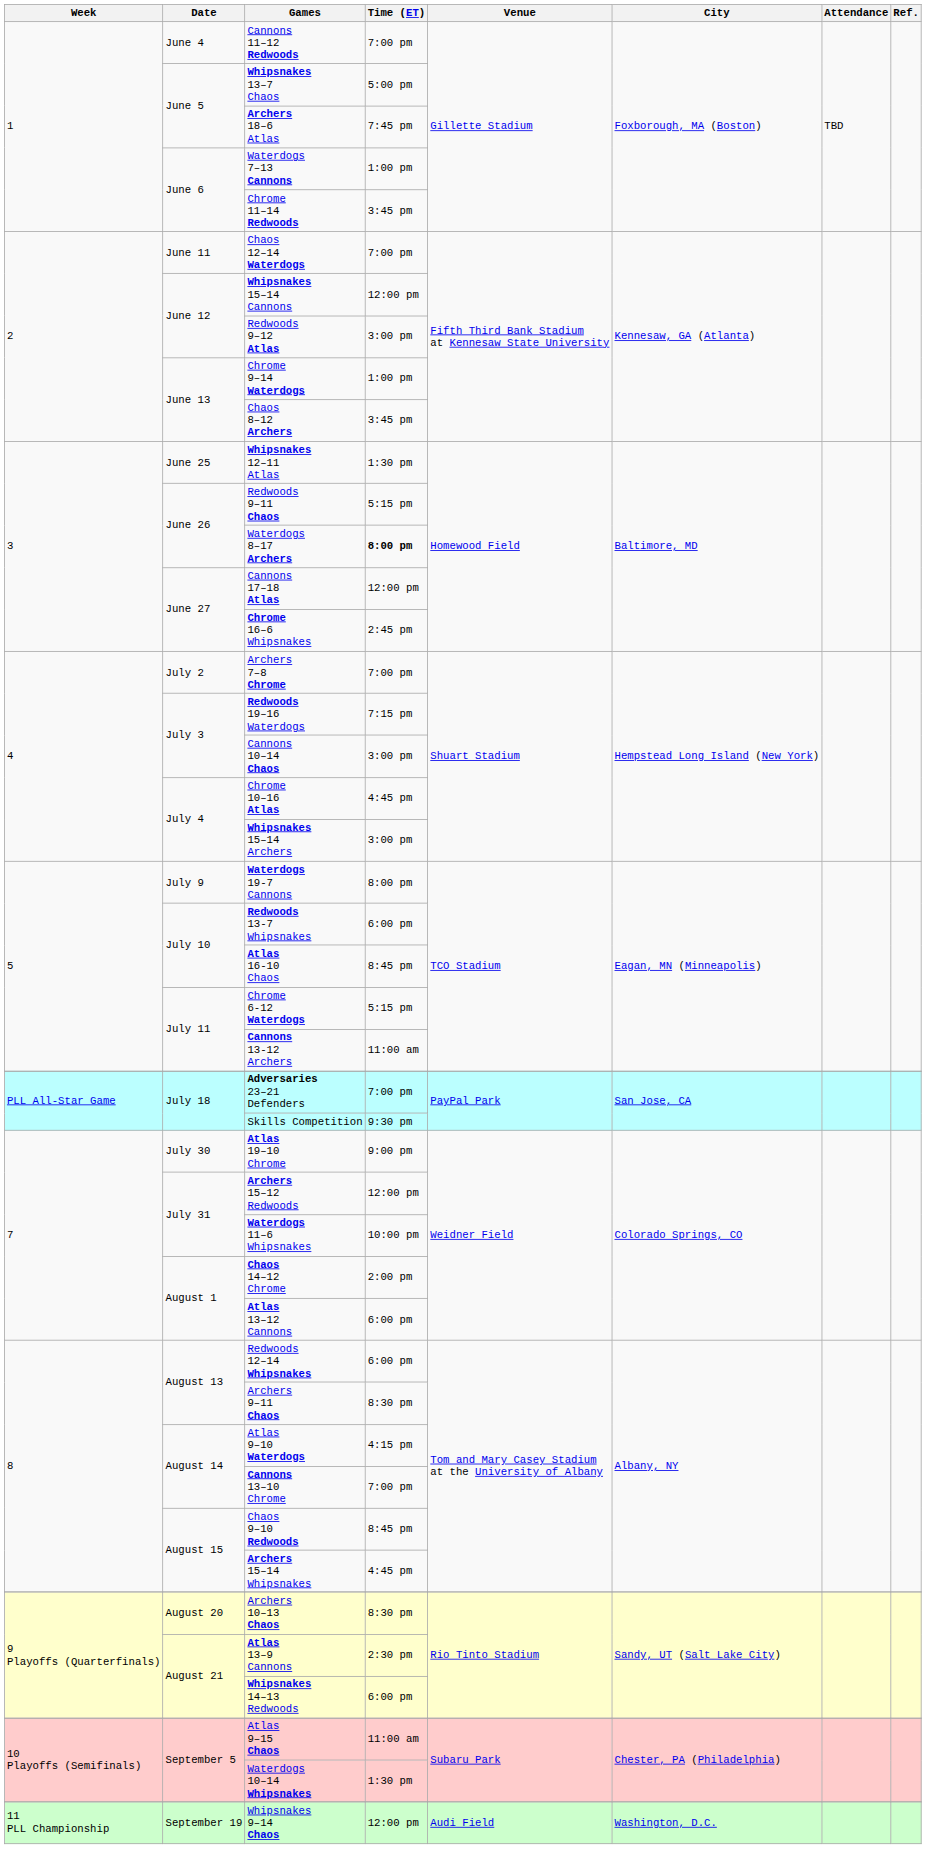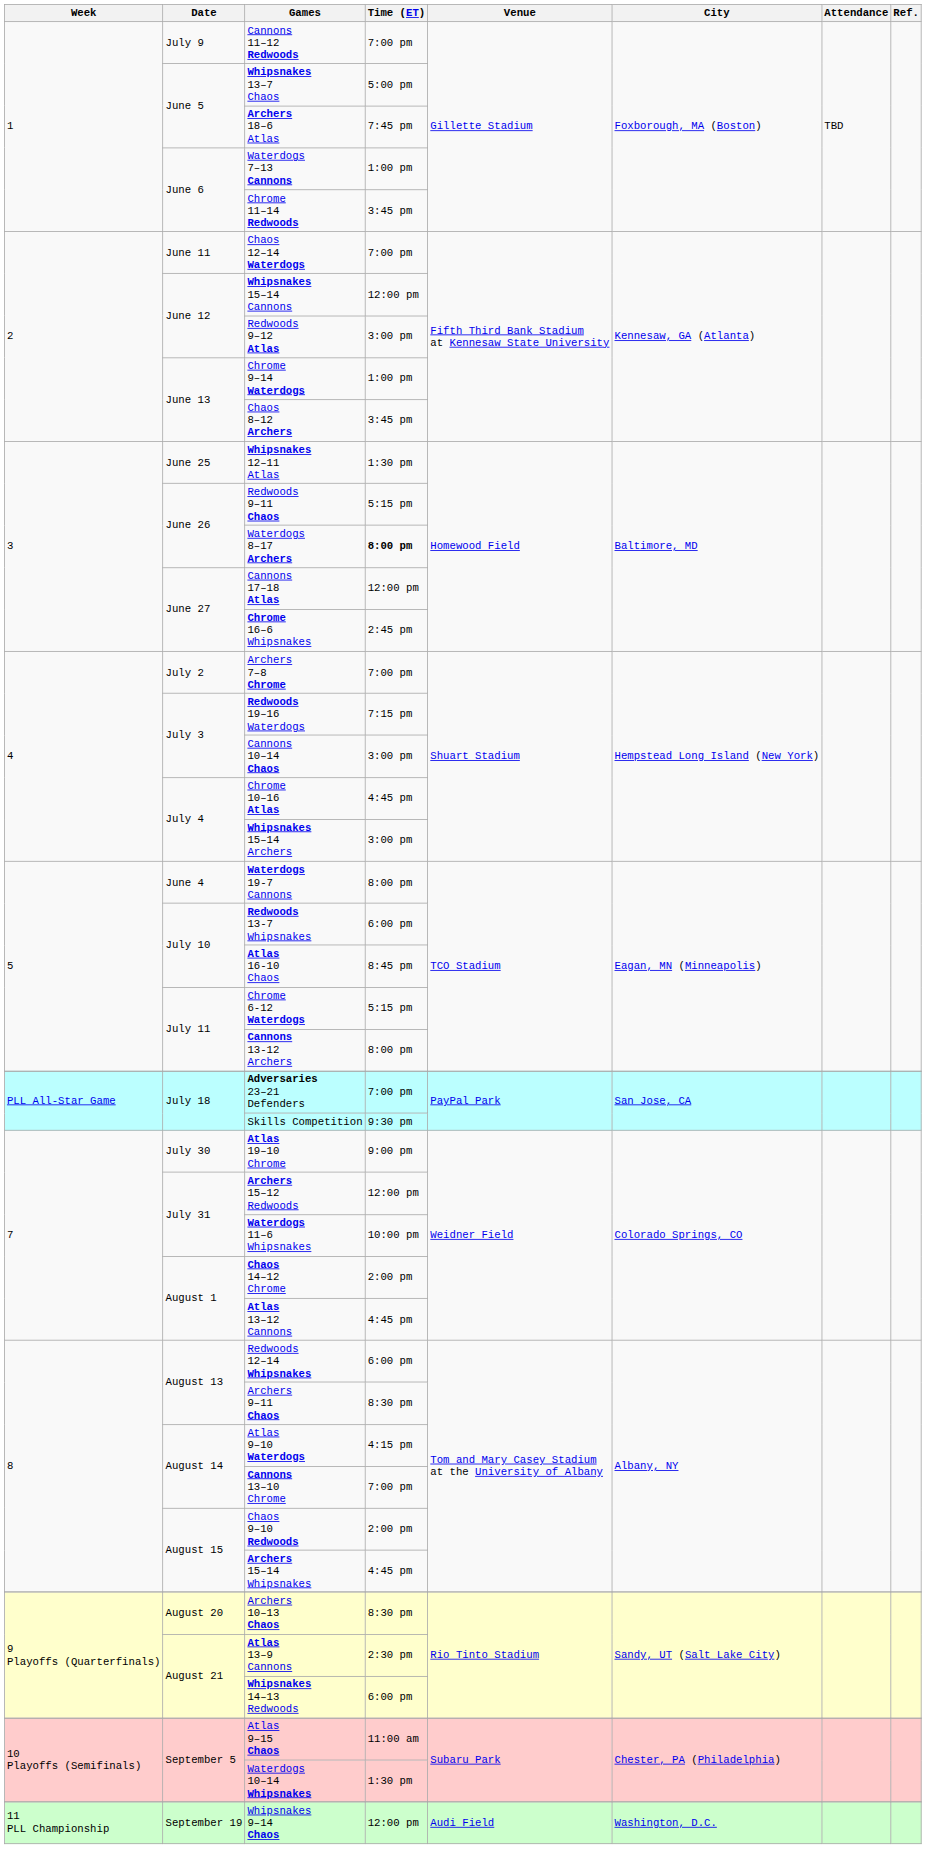(185, 43) June 4 -> (185, 43) July 9
(185, 882) July 9 -> (185, 882) June 4
(393, 1050) 11:00 am -> (390, 1050) 8:00 pm
(390, 1319) 6:00 pm -> (390, 1319) 4:45 pm
(390, 1529) 8:45 pm -> (390, 1529) 2:00 pm
